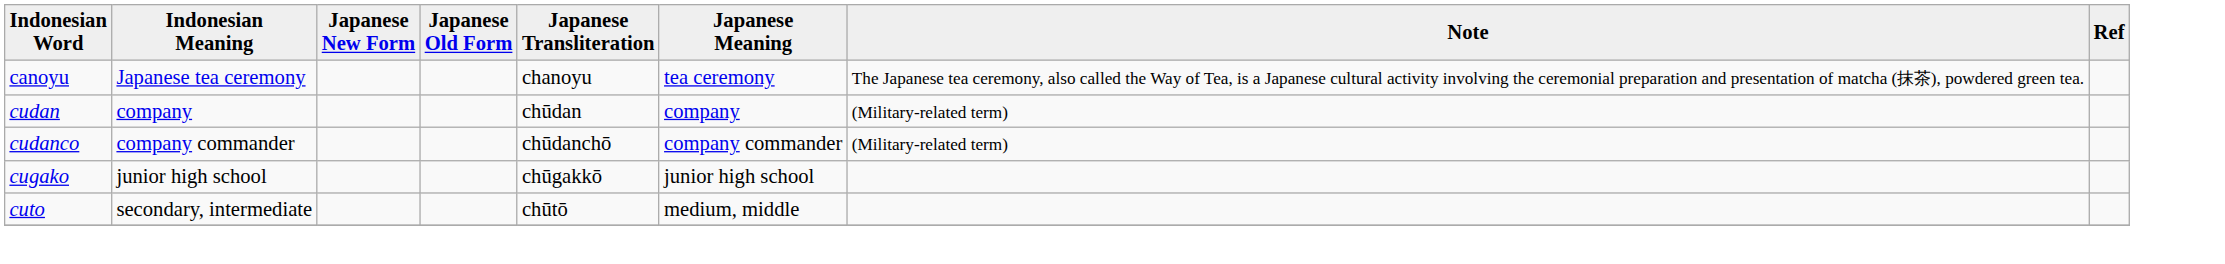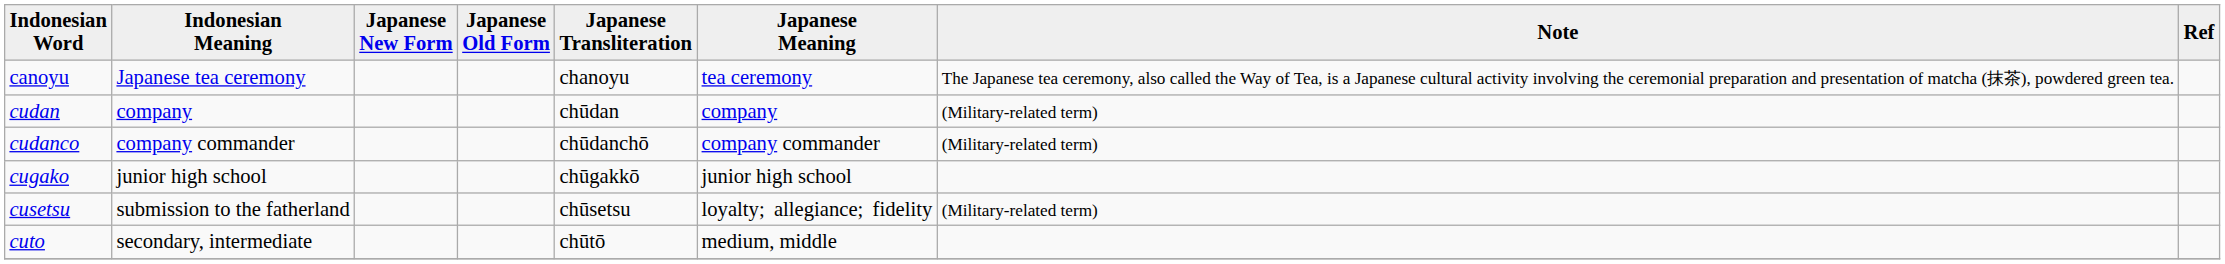+ row: (40, 209)
